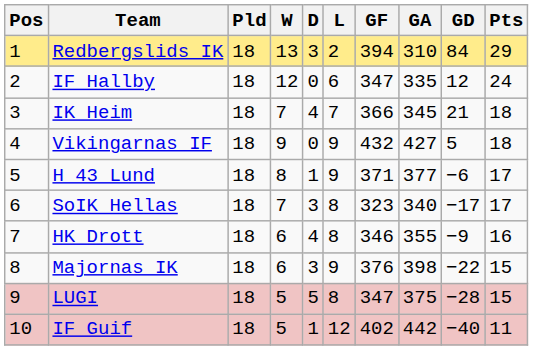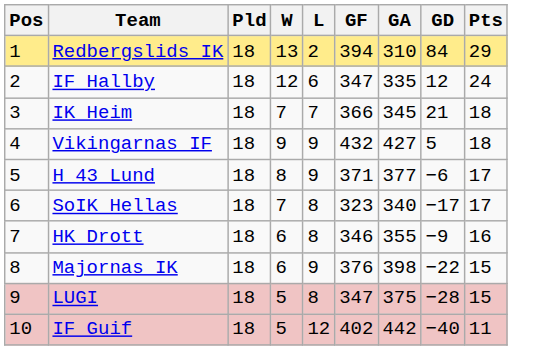- column: (313, 20)
